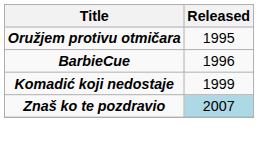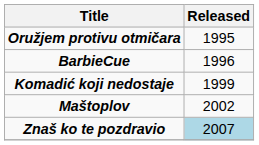+ row: (94, 106)
